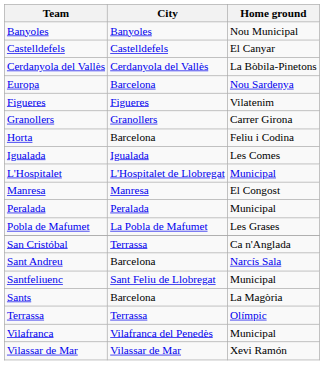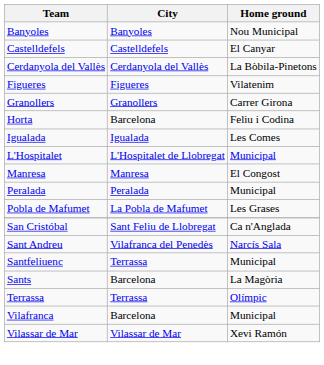- row: (23, 84)
(129, 244) Terrassa -> (163, 226) Sant Feliu de Llobregat
(133, 262) Barcelona -> (161, 244) Vilafranca del Penedès
(163, 279) Sant Feliu de Llobregat -> (129, 262) Terrassa
(161, 333) Vilafranca del Penedès -> (133, 315) Barcelona
